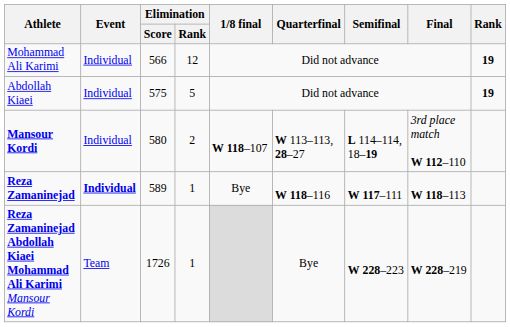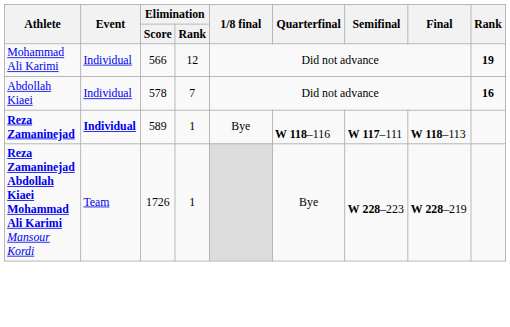(158, 93) 575 -> (158, 93) 578
(192, 93) 5 -> (192, 93) 7
(488, 93) 19 -> (488, 93) 16
- row: (30, 141)
